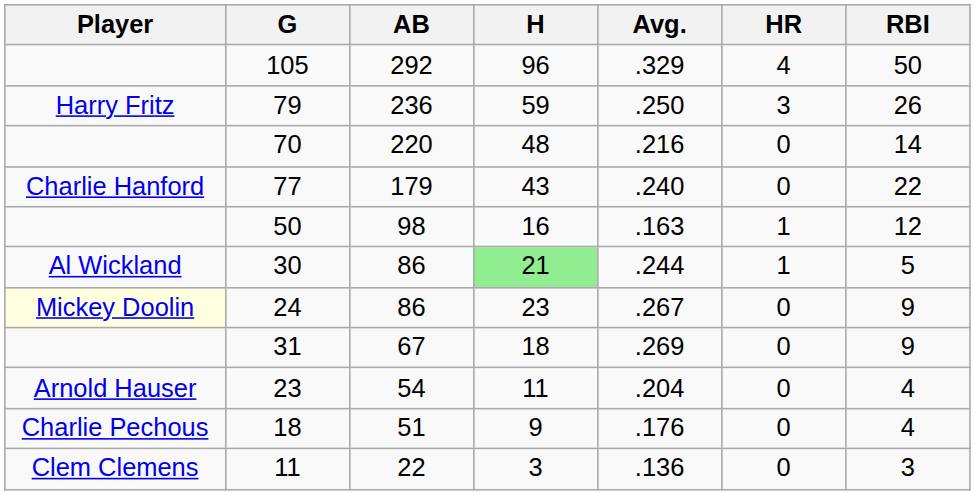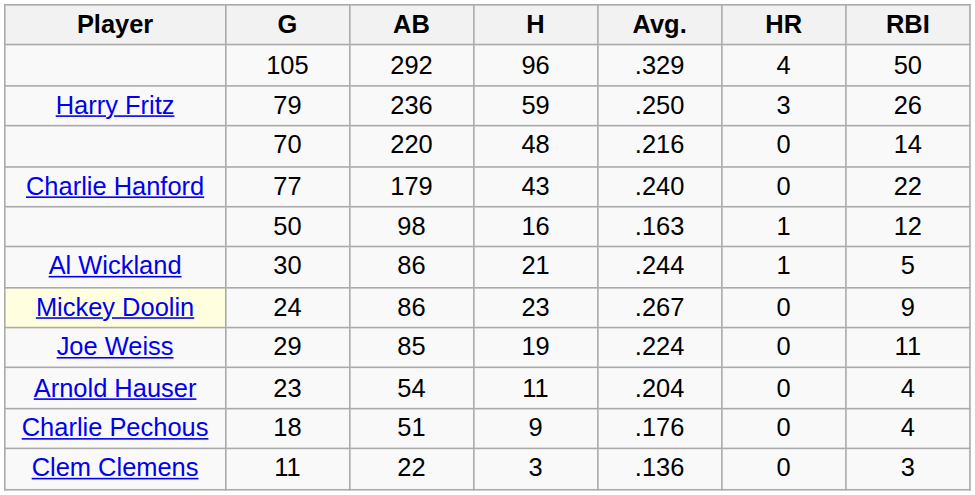(536, 266) lightgreen background -> (536, 266) no background
+ row: (287, 347)
- row: (287, 347)
